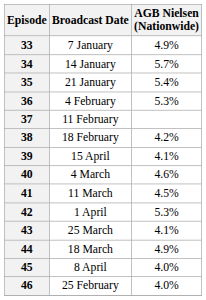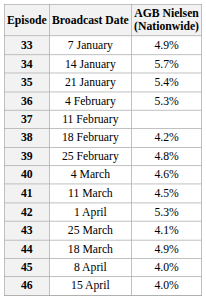(90, 156) 15 April -> (90, 156) 25 February
(167, 156) 4.1% -> (167, 156) 4.8%
(90, 286) 25 February -> (90, 286) 15 April
